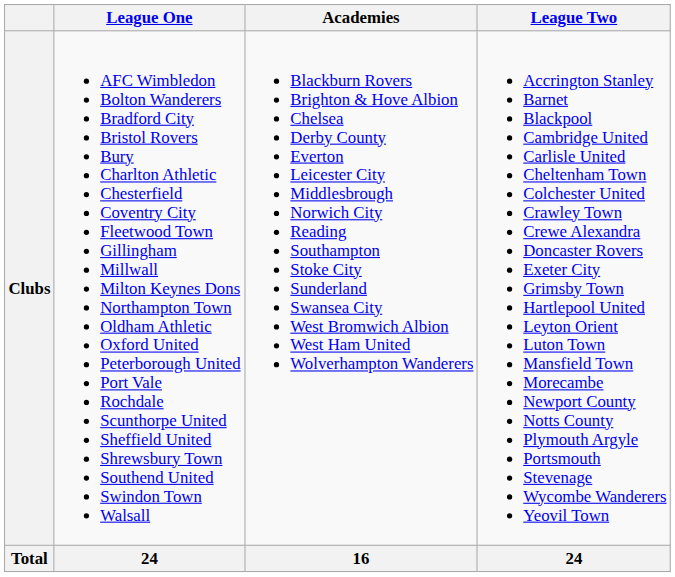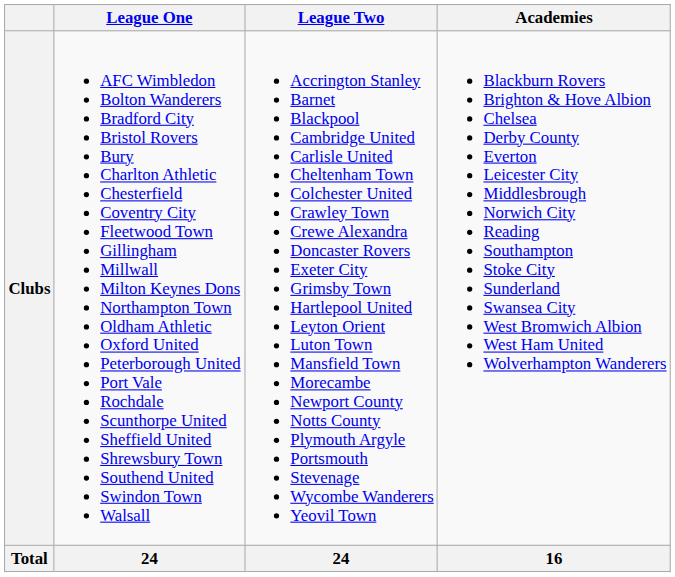columns swapped: (574, 17) <-> (361, 17)
